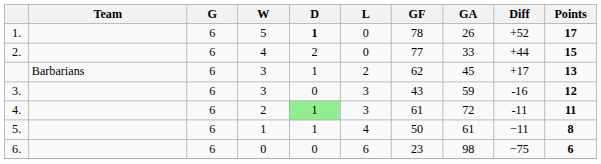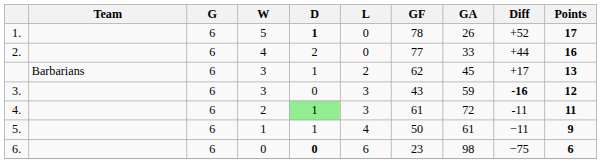(571, 52) 15 -> (571, 52) 16
(519, 91) normal -> (519, 91) bold
(571, 129) 8 -> (571, 129) 9
(315, 149) normal -> (315, 149) bold
